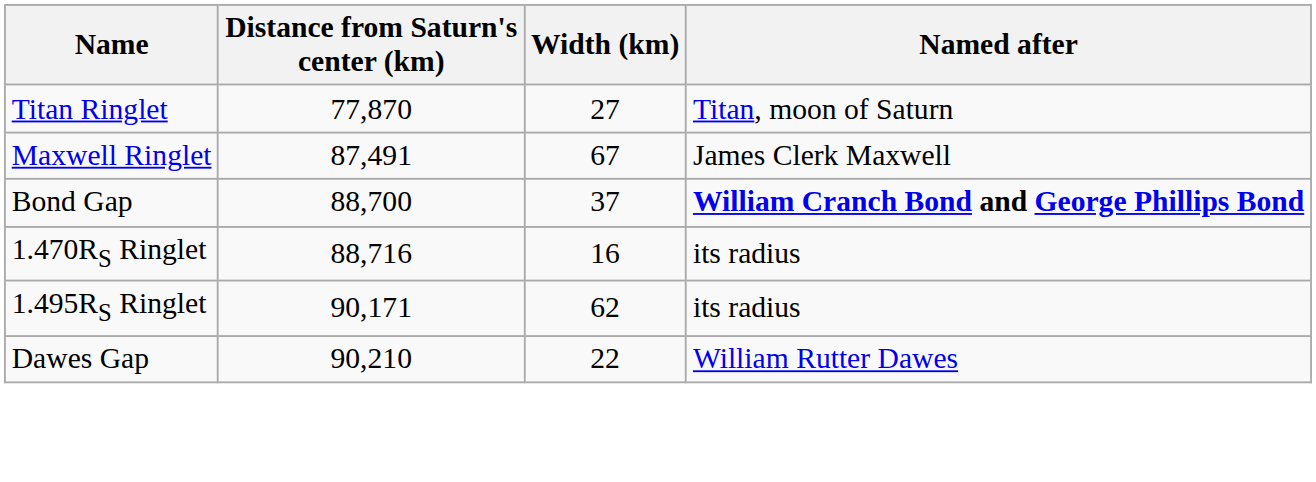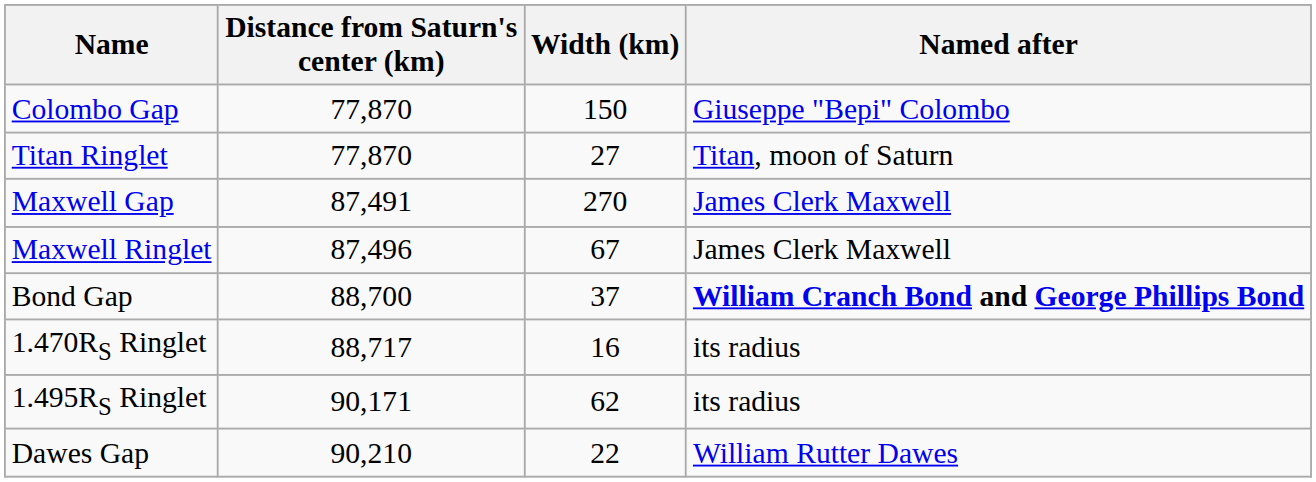+ row: (95, 108)
+ row: (93, 202)
(371, 155) 87,491 -> (371, 249) 87,496
(371, 252) 88,716 -> (371, 346) 88,717
